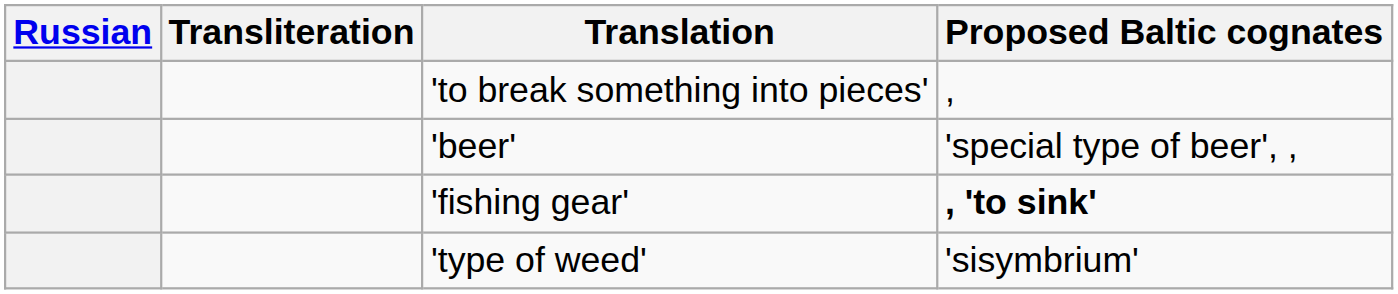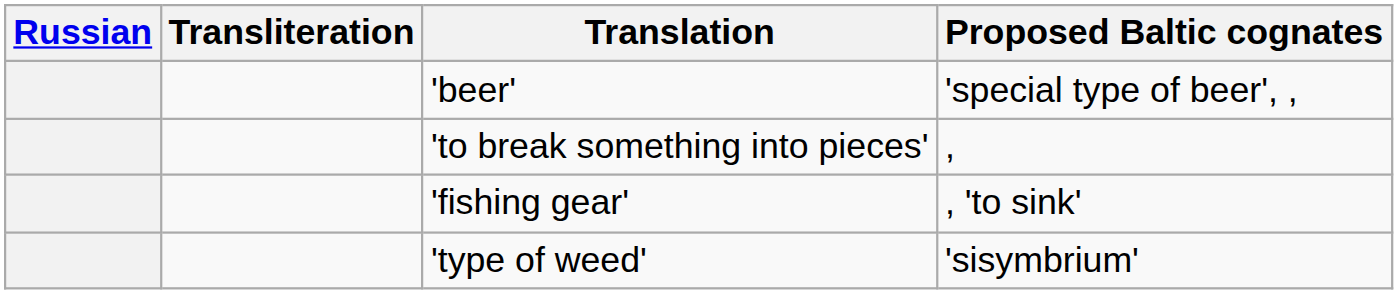rows swapped: (473, 145) <-> (680, 89)
(1021, 202) bold -> (1013, 202) normal
